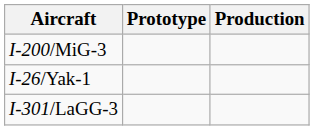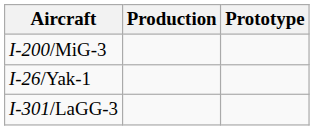columns swapped: (166, 19) <-> (260, 19)
